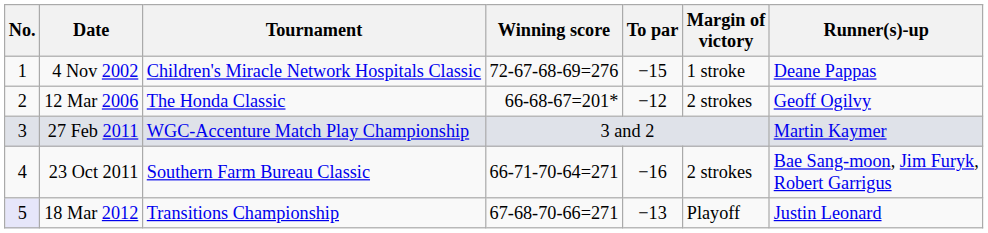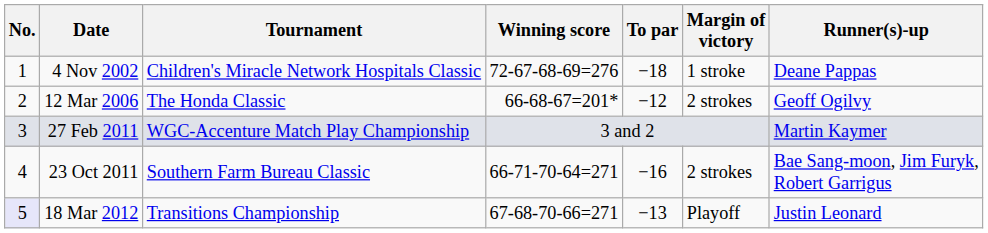(653, 71) −15 -> (653, 71) −18
